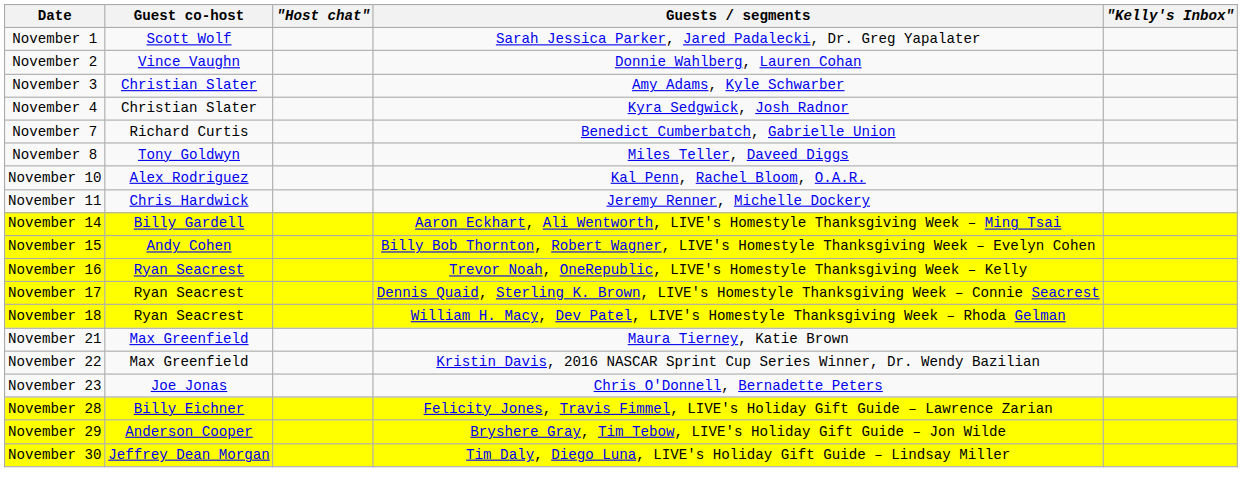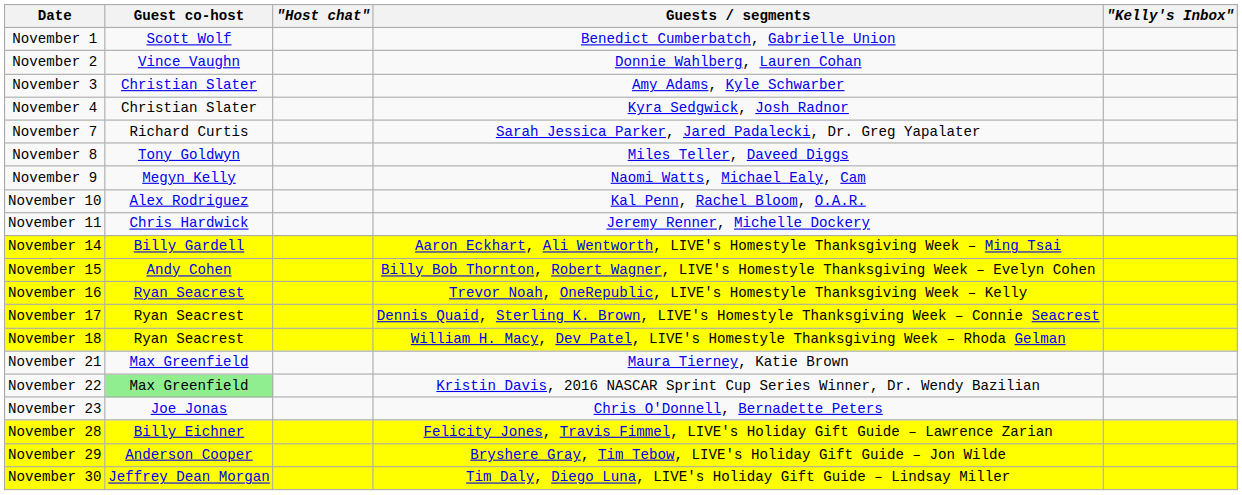(738, 39) Sarah Jessica Parker, Jared Padalecki, Dr. Greg Yapalater -> (738, 39) Benedict Cumberbatch, Gabrielle Union
(738, 132) Benedict Cumberbatch, Gabrielle Union -> (738, 132) Sarah Jessica Parker, Jared Padalecki, Dr. Greg Yapalater
+ row: (55, 178)
(189, 363) no background -> (189, 386) lightgreen background
